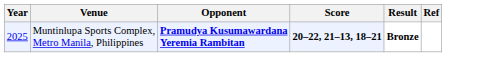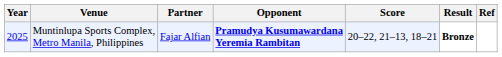+ column: (185, 13)
(337, 37) bold -> (392, 37) normal
